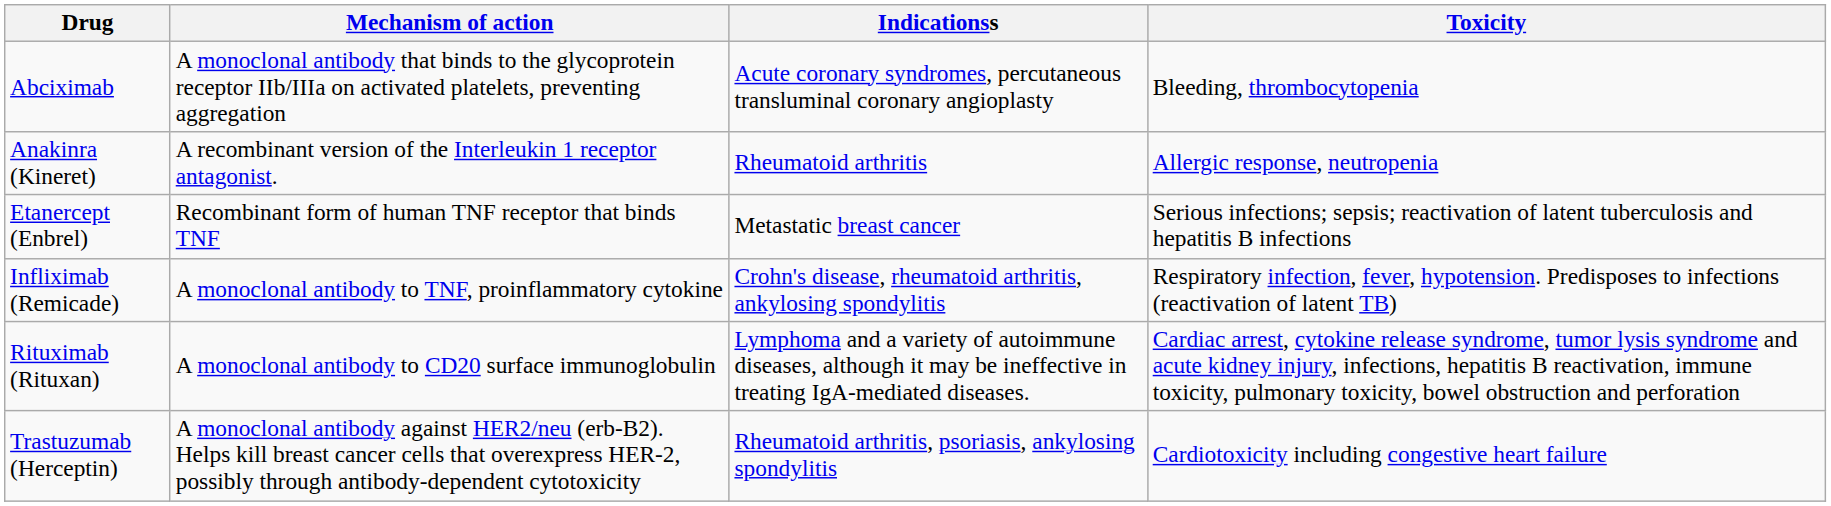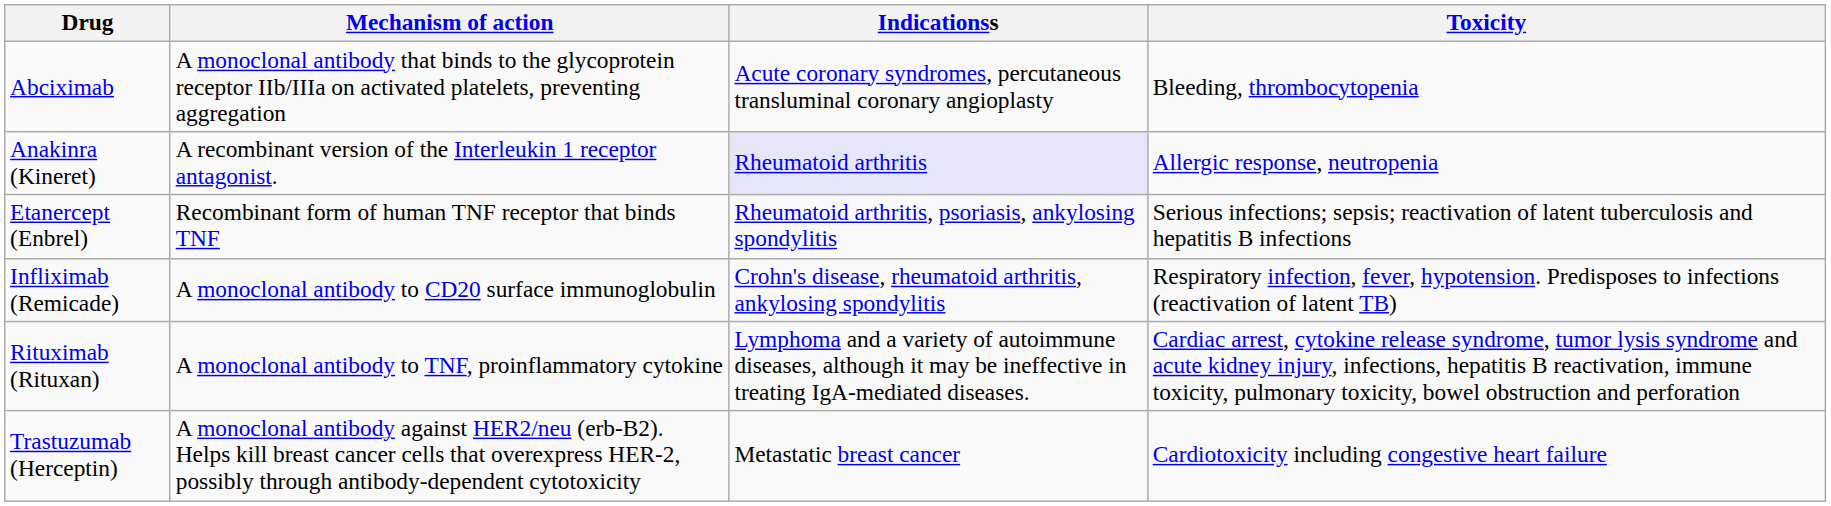(831, 162) no background -> (831, 162) lavender background
(847, 226) Metastatic breast cancer -> (935, 226) Rheumatoid arthritis, psoriasis, ankylosing spondylitis
(449, 289) A monoclonal antibody to TNF, proinflammatory cytokine -> (446, 289) A monoclonal antibody to CD20 surface immunoglobulin
(446, 365) A monoclonal antibody to CD20 surface immunoglobulin -> (449, 365) A monoclonal antibody to TNF, proinflammatory cytokine
(935, 455) Rheumatoid arthritis, psoriasis, ankylosing spondylitis -> (847, 455) Metastatic breast cancer
